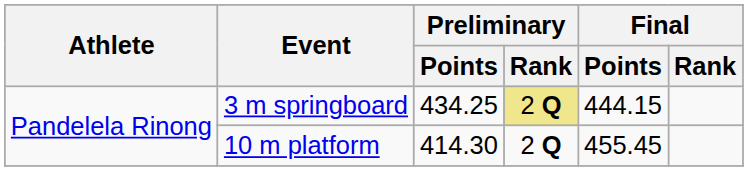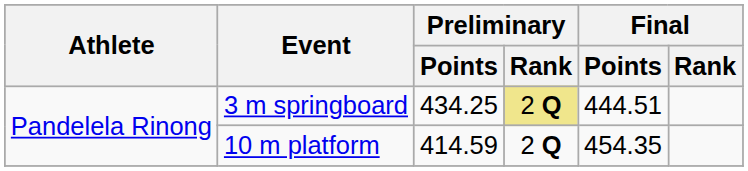(623, 106) 444.15 -> (623, 106) 444.51
(459, 146) 414.30 -> (459, 146) 414.59
(623, 146) 455.45 -> (623, 146) 454.35
